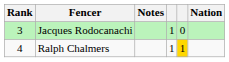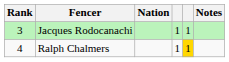columns swapped: (206, 13) <-> (151, 13)
(182, 30) 0 -> (188, 30) 1
